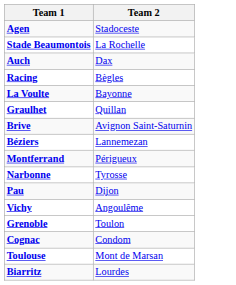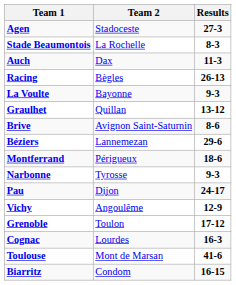+ column: (213, 12)
(113, 239) Condom -> (112, 239) Lourdes
(112, 272) Lourdes -> (113, 272) Condom
